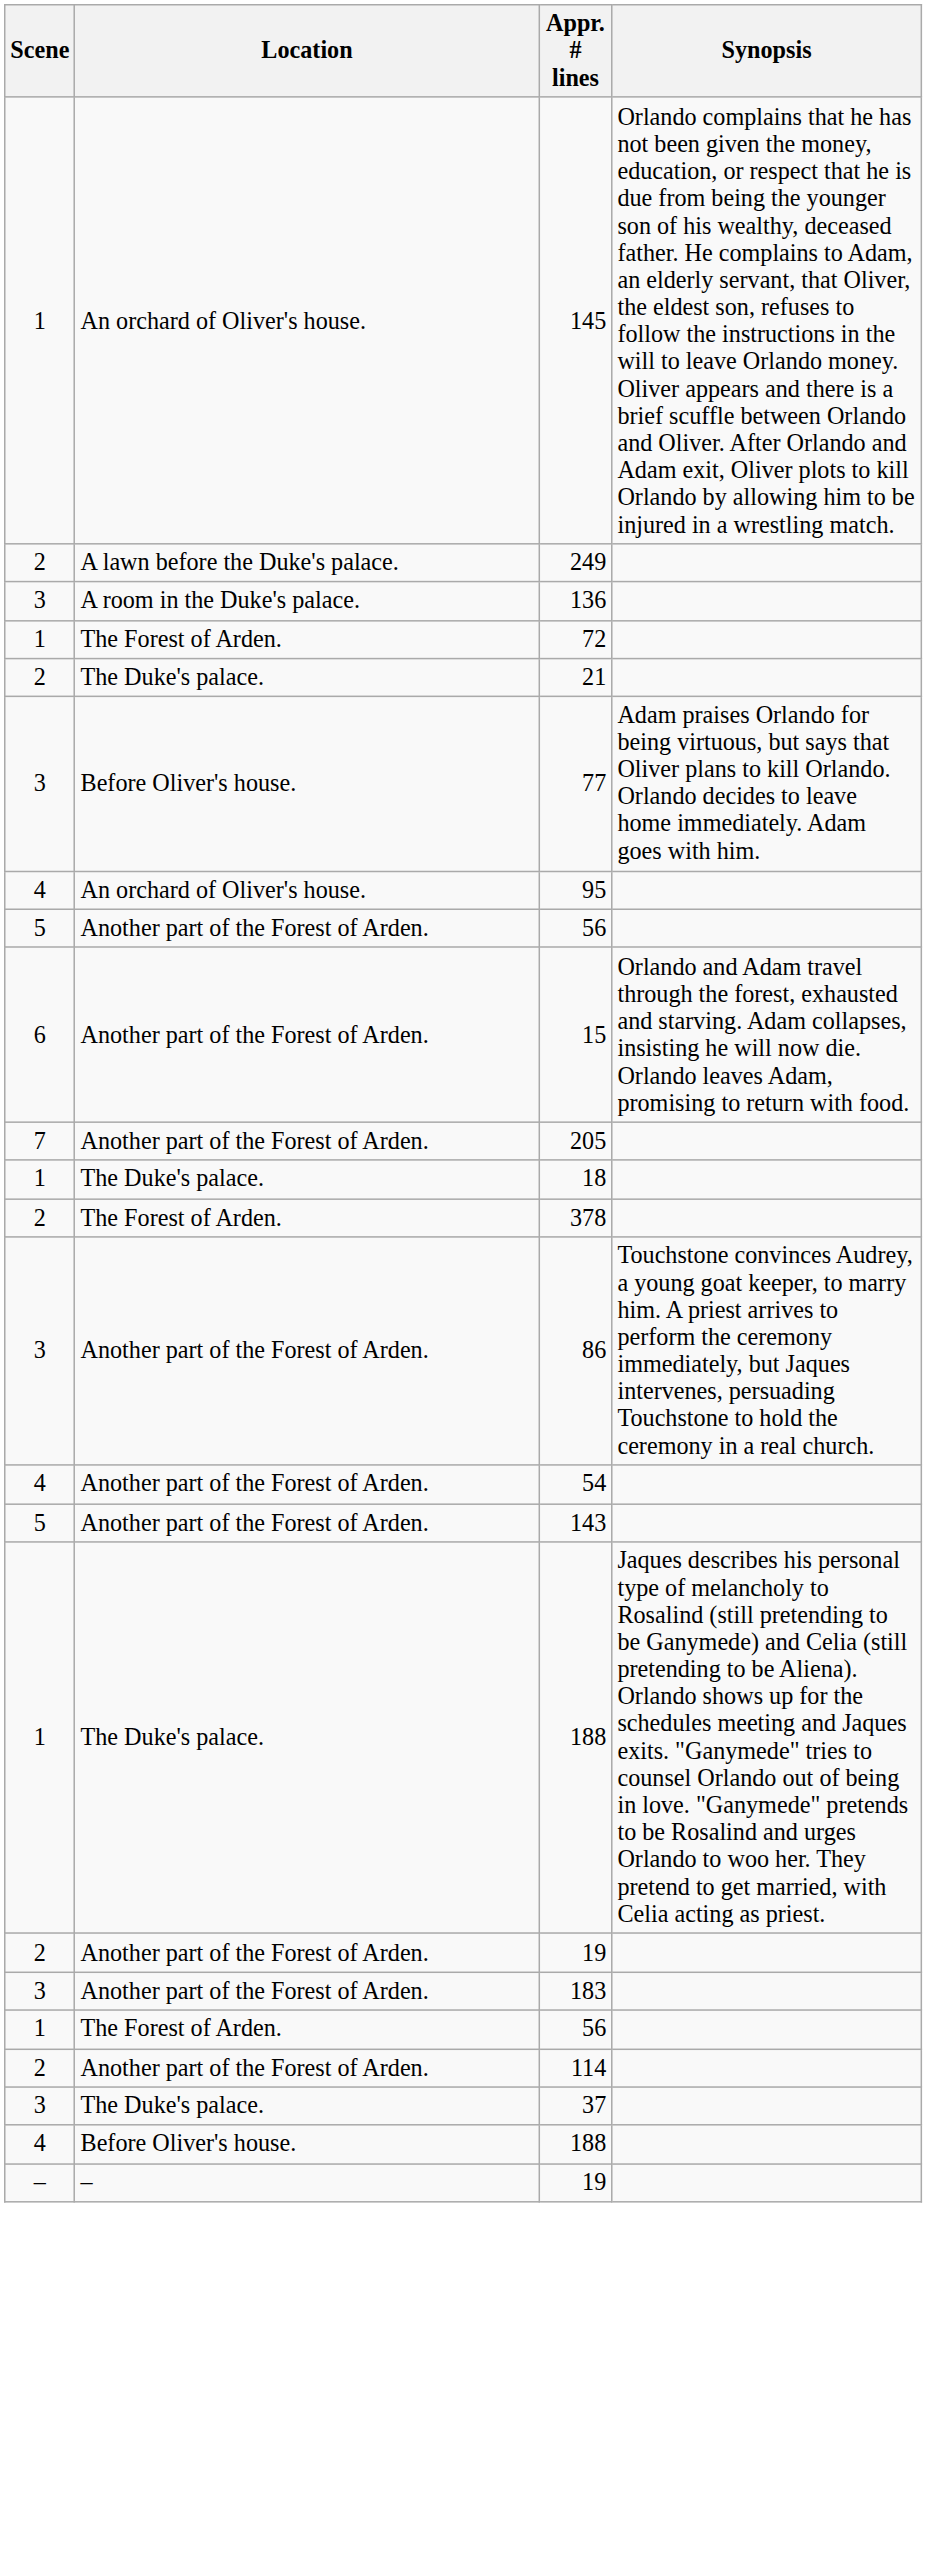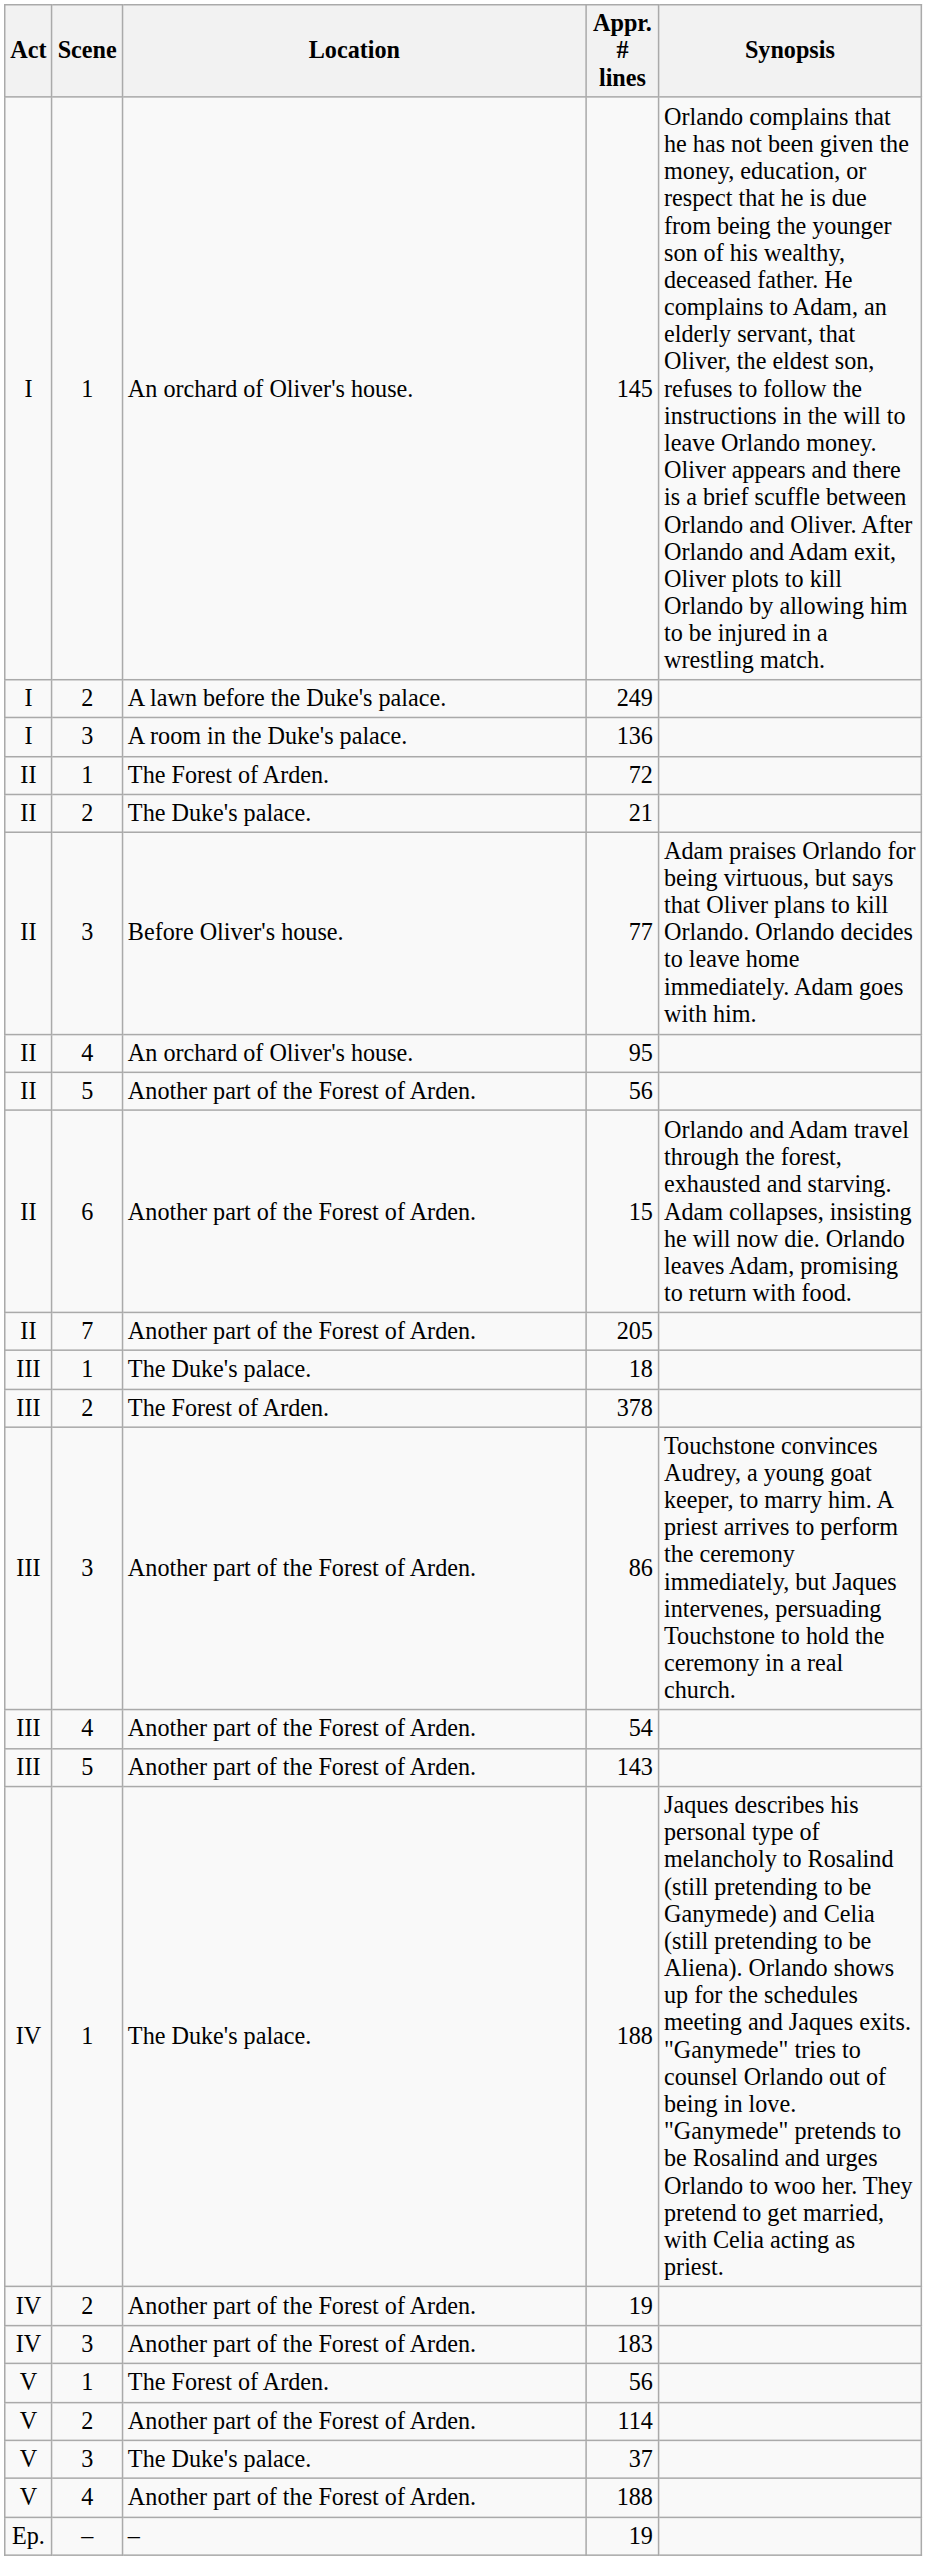+ column: (28, 50)
(188, 2144) Before Oliver's house. -> (302, 2497) Another part of the Forest of Arden.
